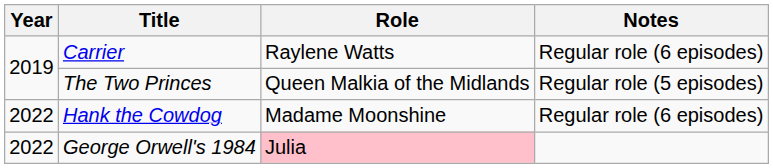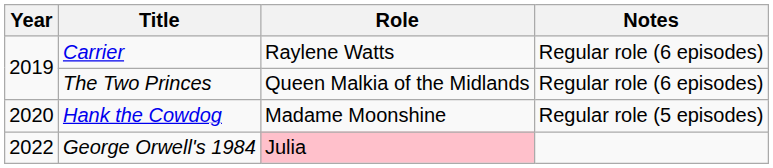(651, 83) Regular role (5 episodes) -> (651, 83) Regular role (6 episodes)
(31, 115) 2022 -> (31, 115) 2020
(651, 115) Regular role (6 episodes) -> (651, 115) Regular role (5 episodes)
